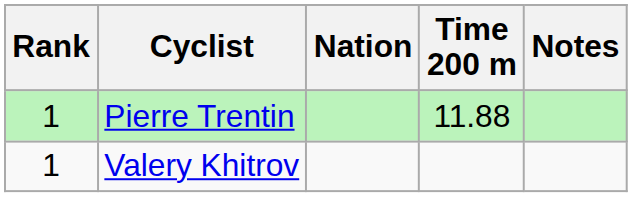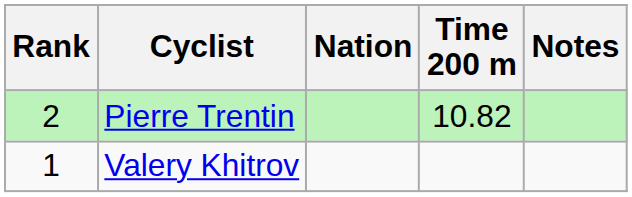(51, 115) 1 -> (51, 115) 2
(472, 115) 11.88 -> (472, 115) 10.82
